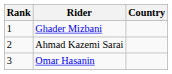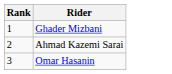- column: (147, 12)
